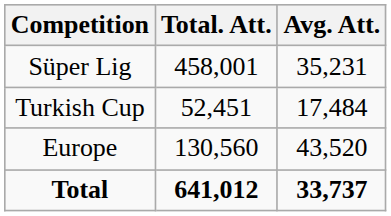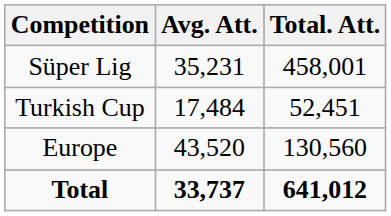columns swapped: (216, 25) <-> (332, 25)
